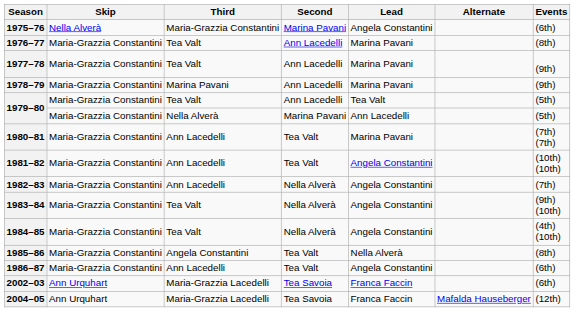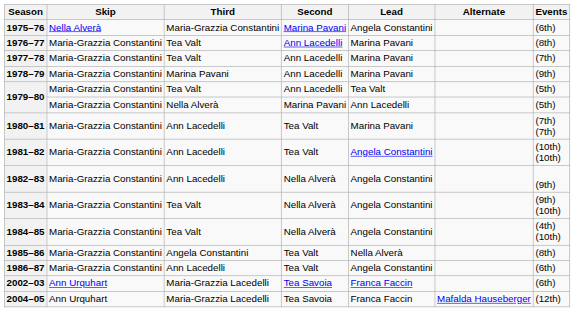(545, 69) (9th) -> (545, 58) (7th)
(545, 184) (7th) -> (545, 184) (9th)
